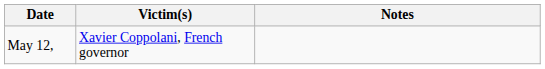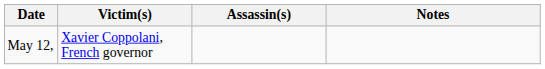+ column: (259, 15)
